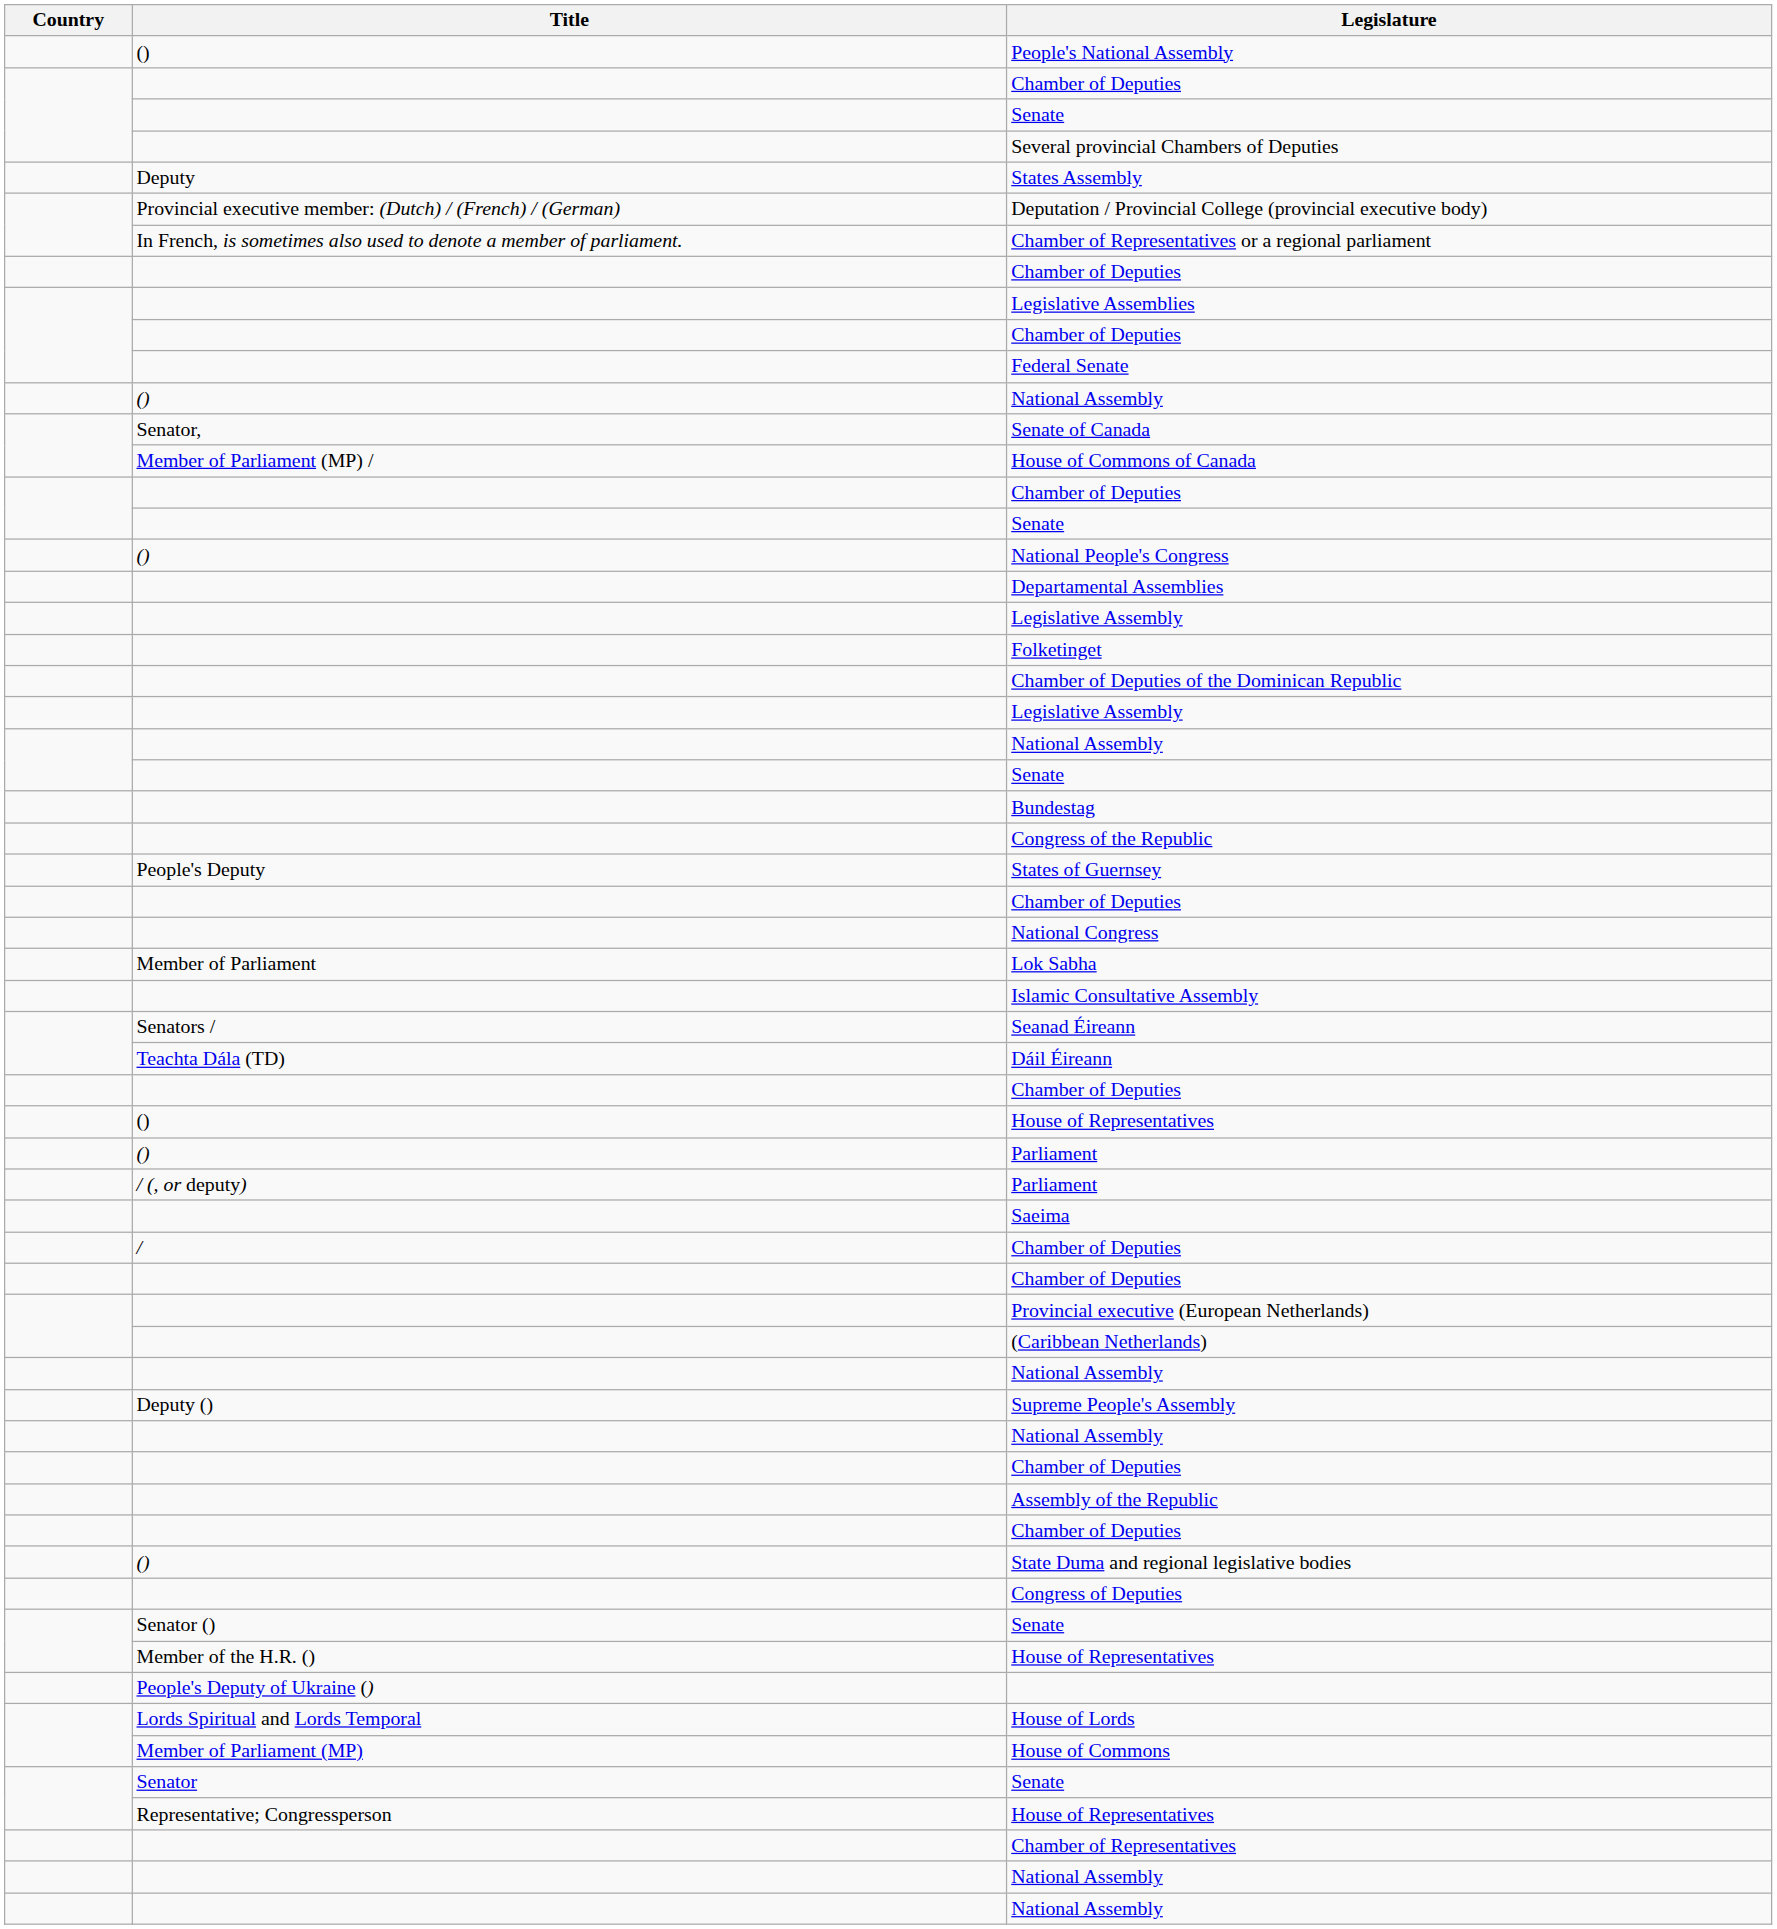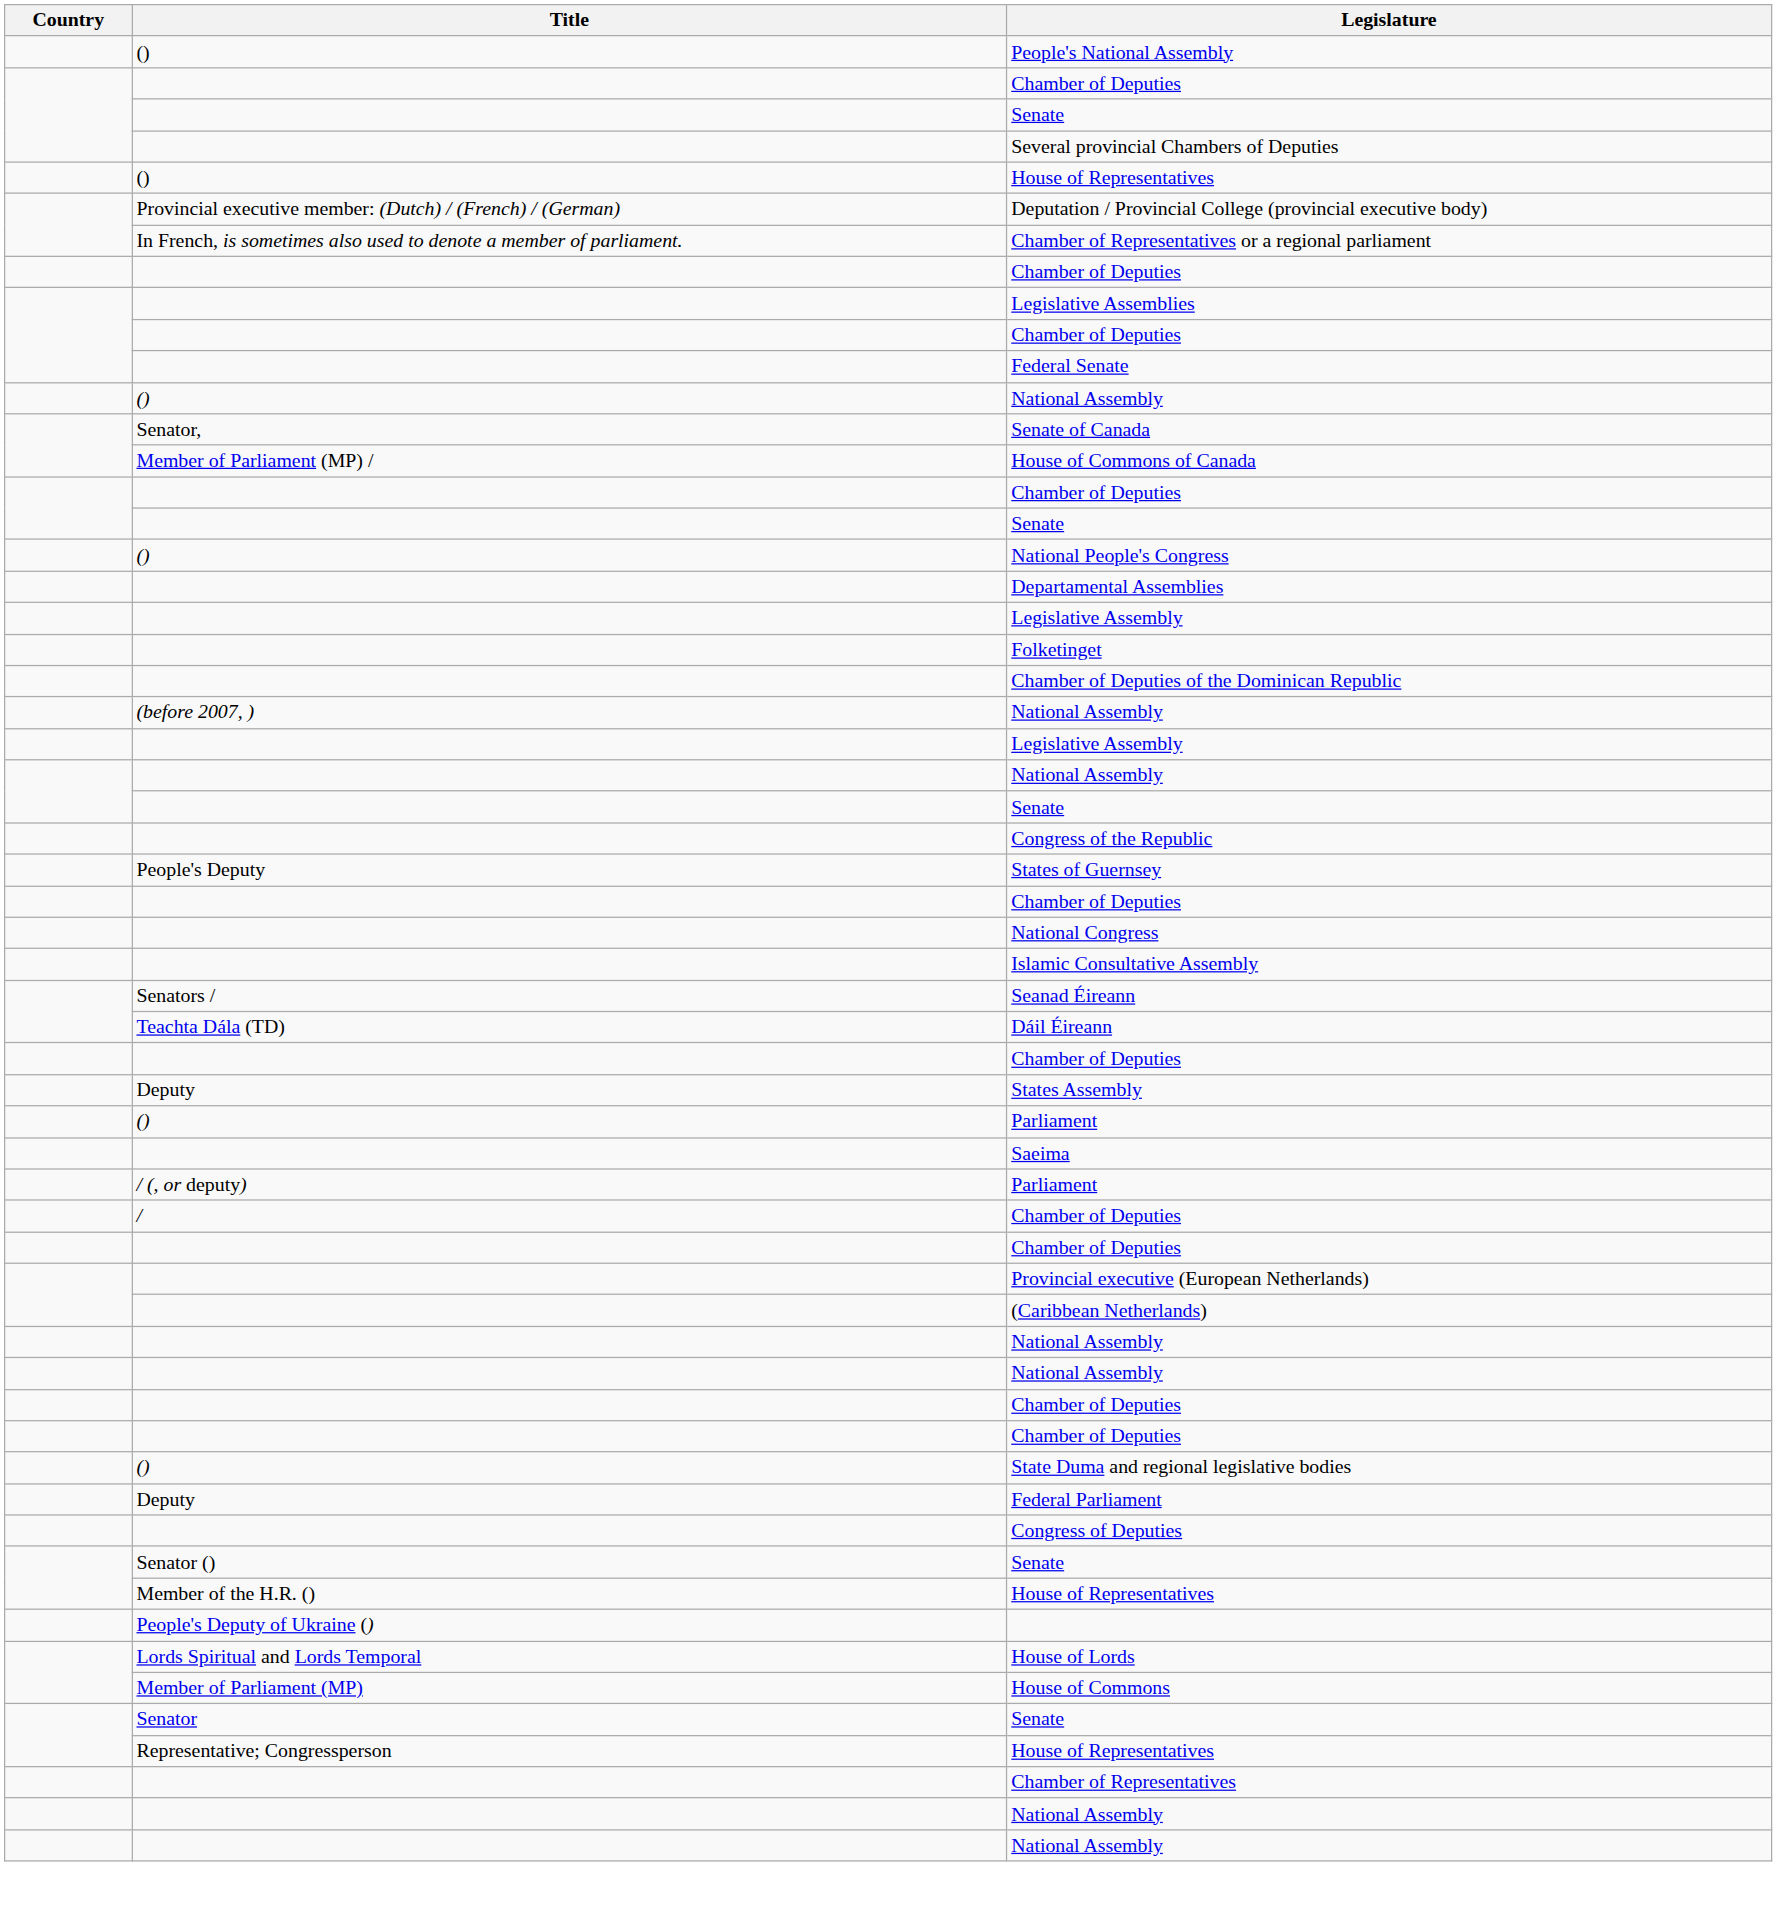rows swapped: (143, 1121) <-> (166, 177)
+ row: (195, 712)
- row: (569, 807)
- row: (226, 964)
rows swapped: (569, 1216) <-> (192, 1184)
- row: (175, 1404)
- row: (569, 1499)
+ row: (166, 1499)
